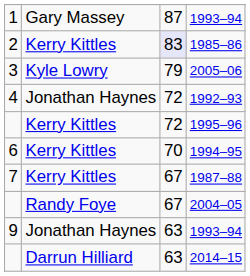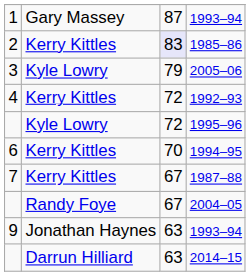(91, 97) Jonathan Haynes -> (71, 97) Kerry Kittles
(71, 124) Kerry Kittles -> (67, 124) Kyle Lowry
